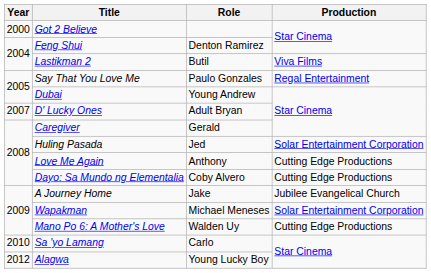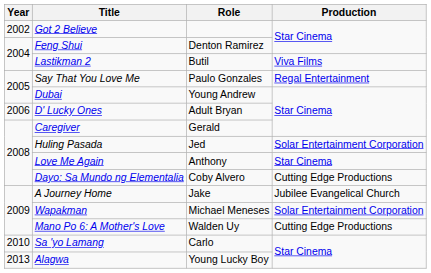(18, 29) 2000 -> (18, 29) 2002
(18, 111) 2007 -> (18, 111) 2006
(333, 161) Cutting Edge Productions -> (303, 161) Star Cinema
(18, 260) 2012 -> (18, 260) 2013
